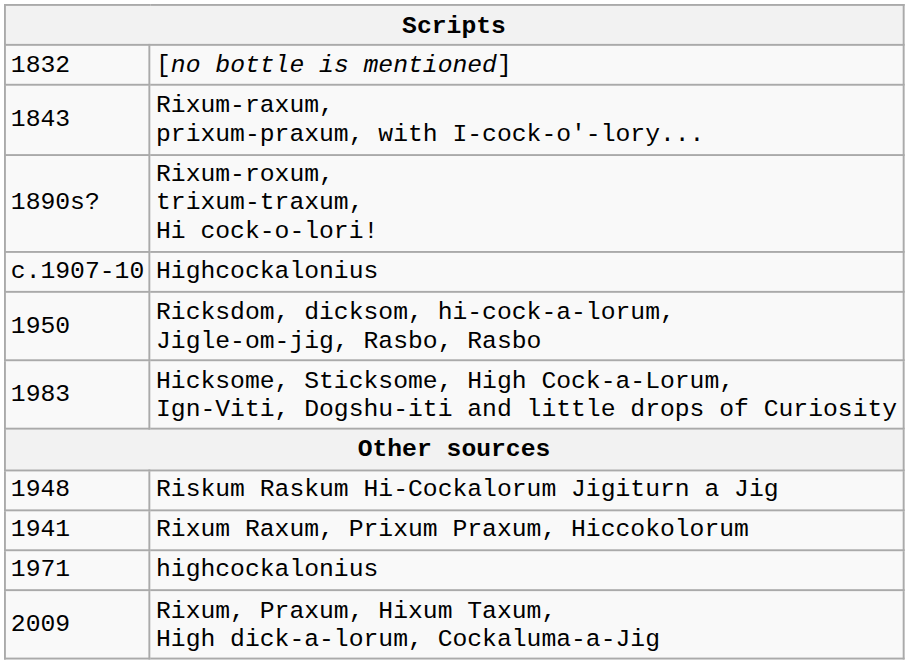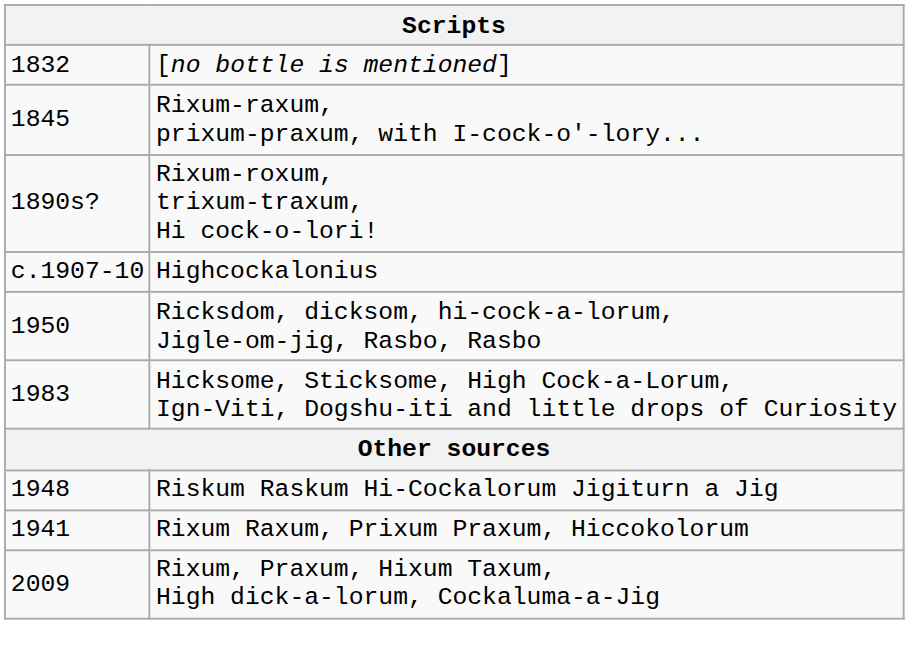(40, 120) 1843 -> (40, 120) 1845
- row: (267, 570)
